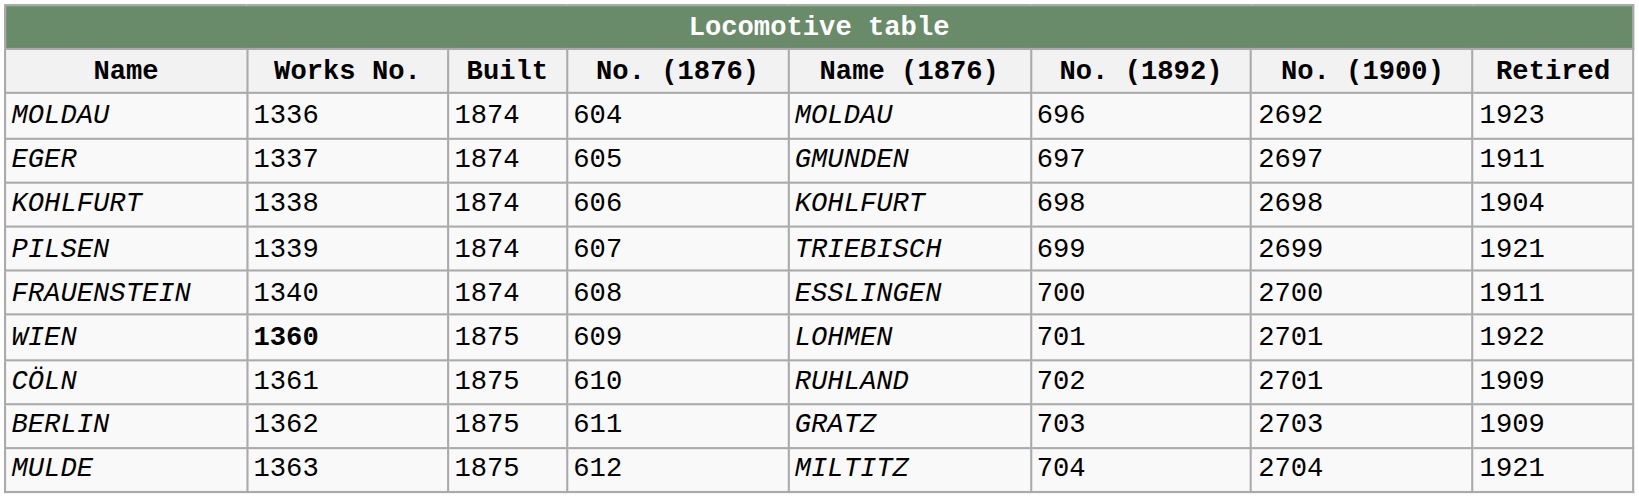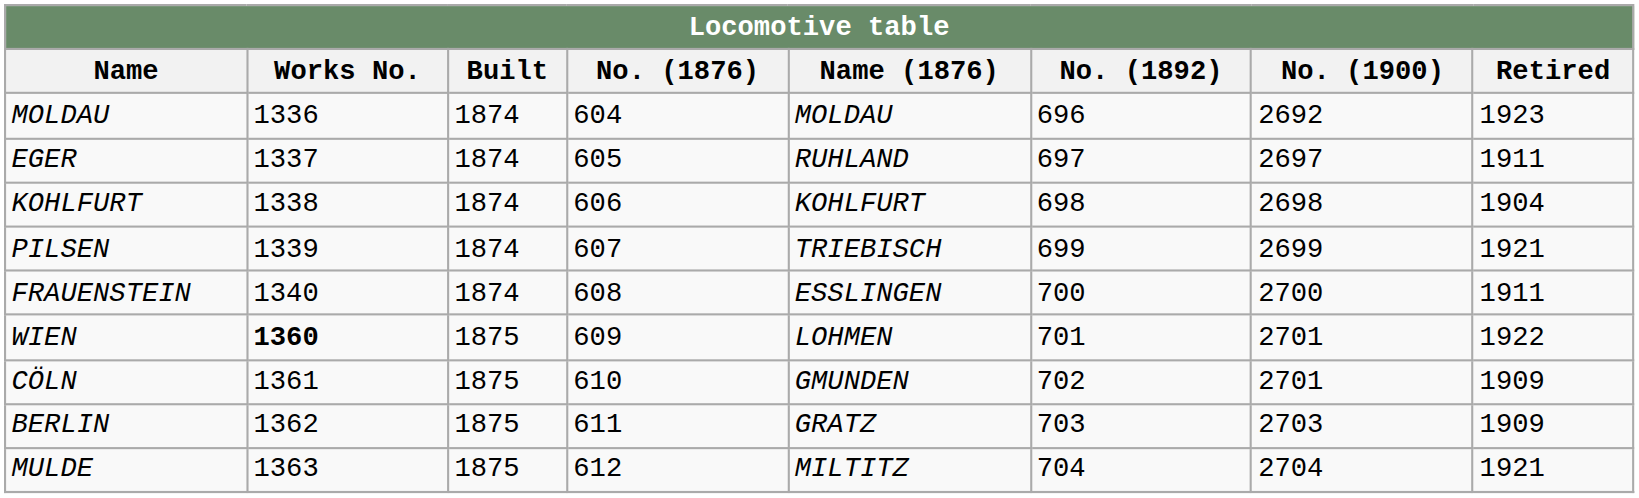(852, 160) GMUNDEN -> (852, 160) RUHLAND
(852, 381) RUHLAND -> (852, 381) GMUNDEN
